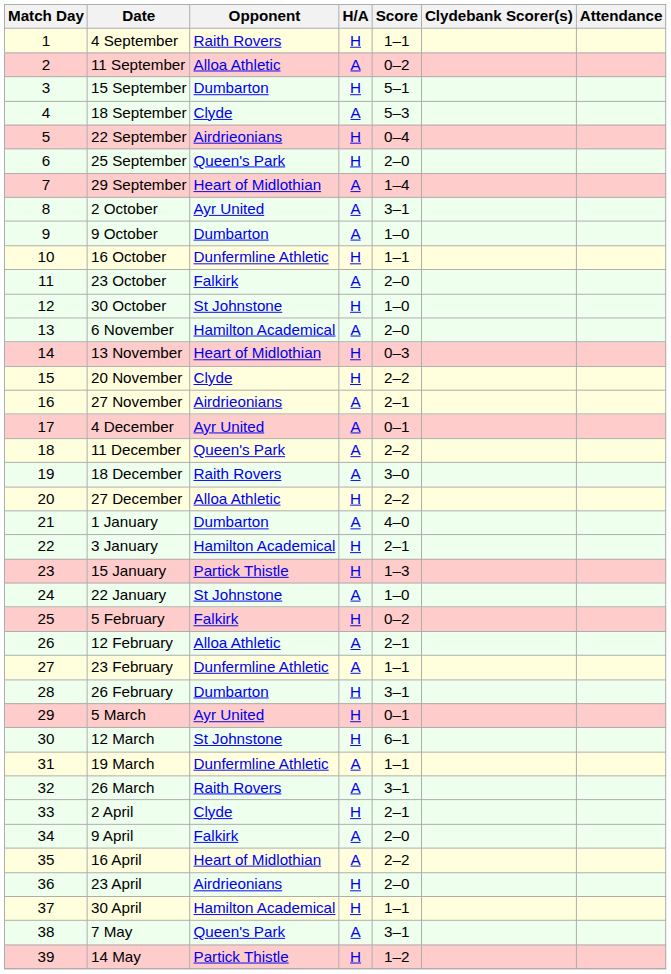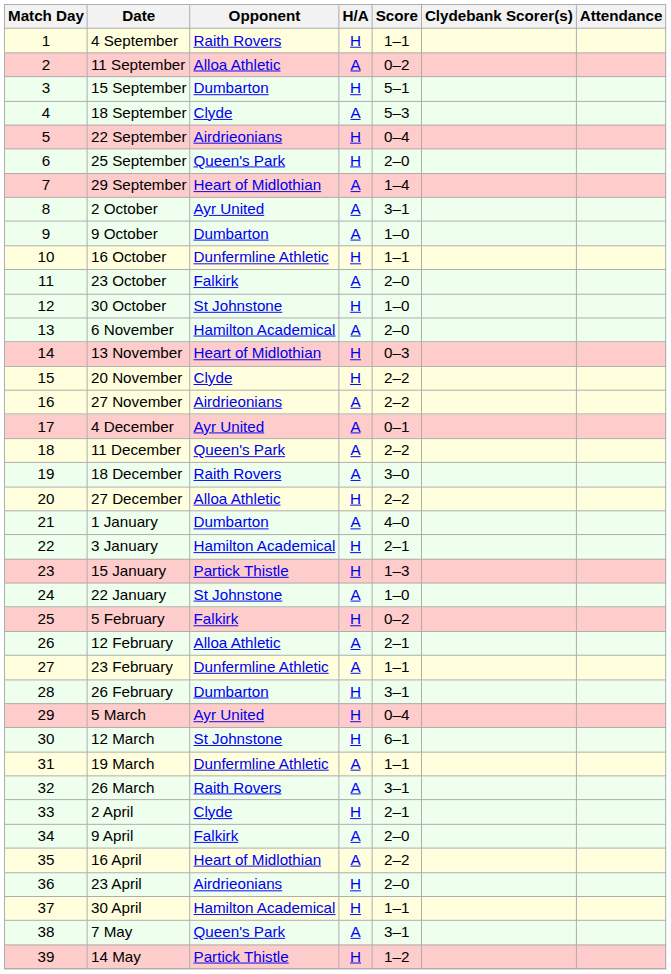(397, 402) 2–1 -> (397, 402) 2–2
(397, 715) 0–1 -> (397, 715) 0–4
